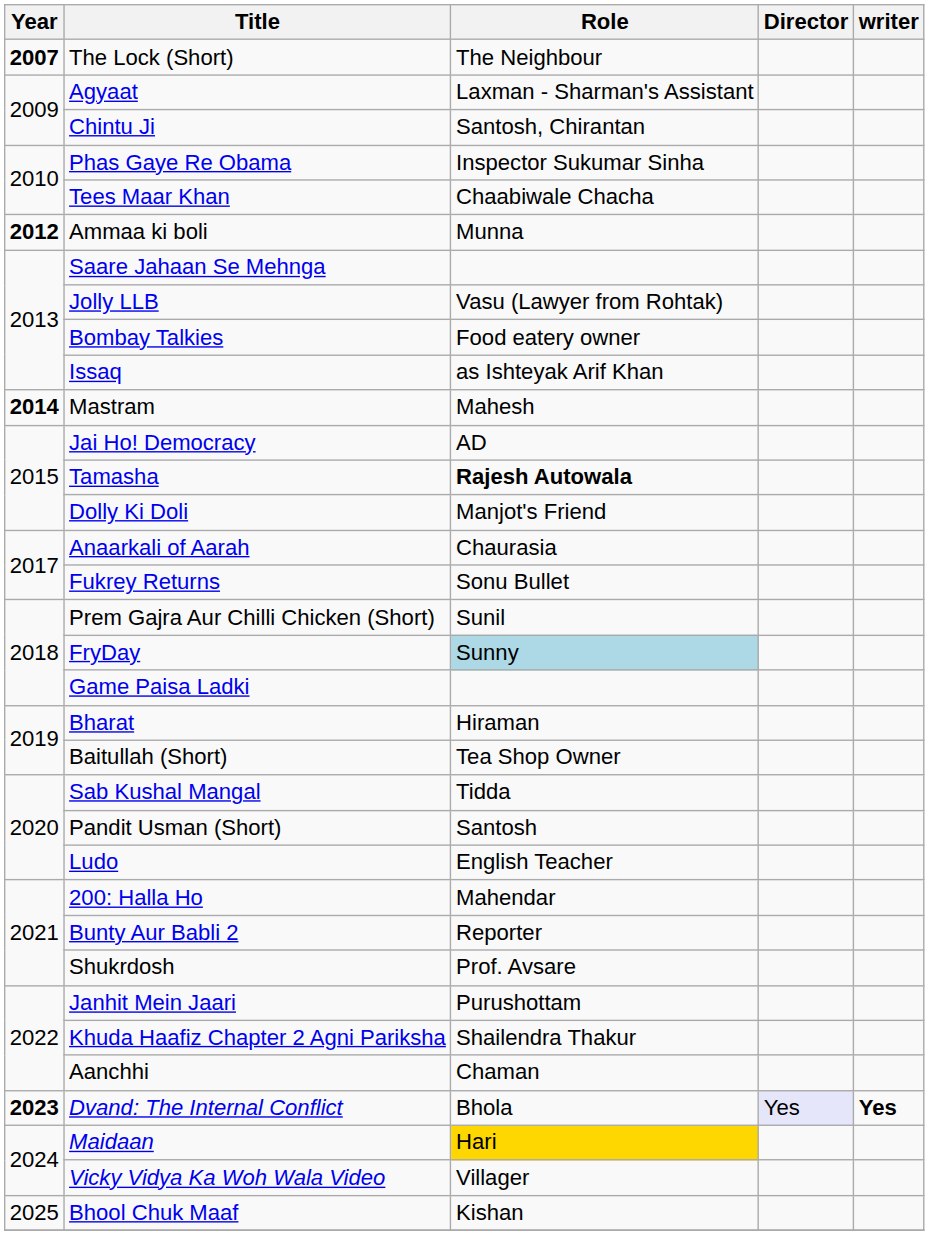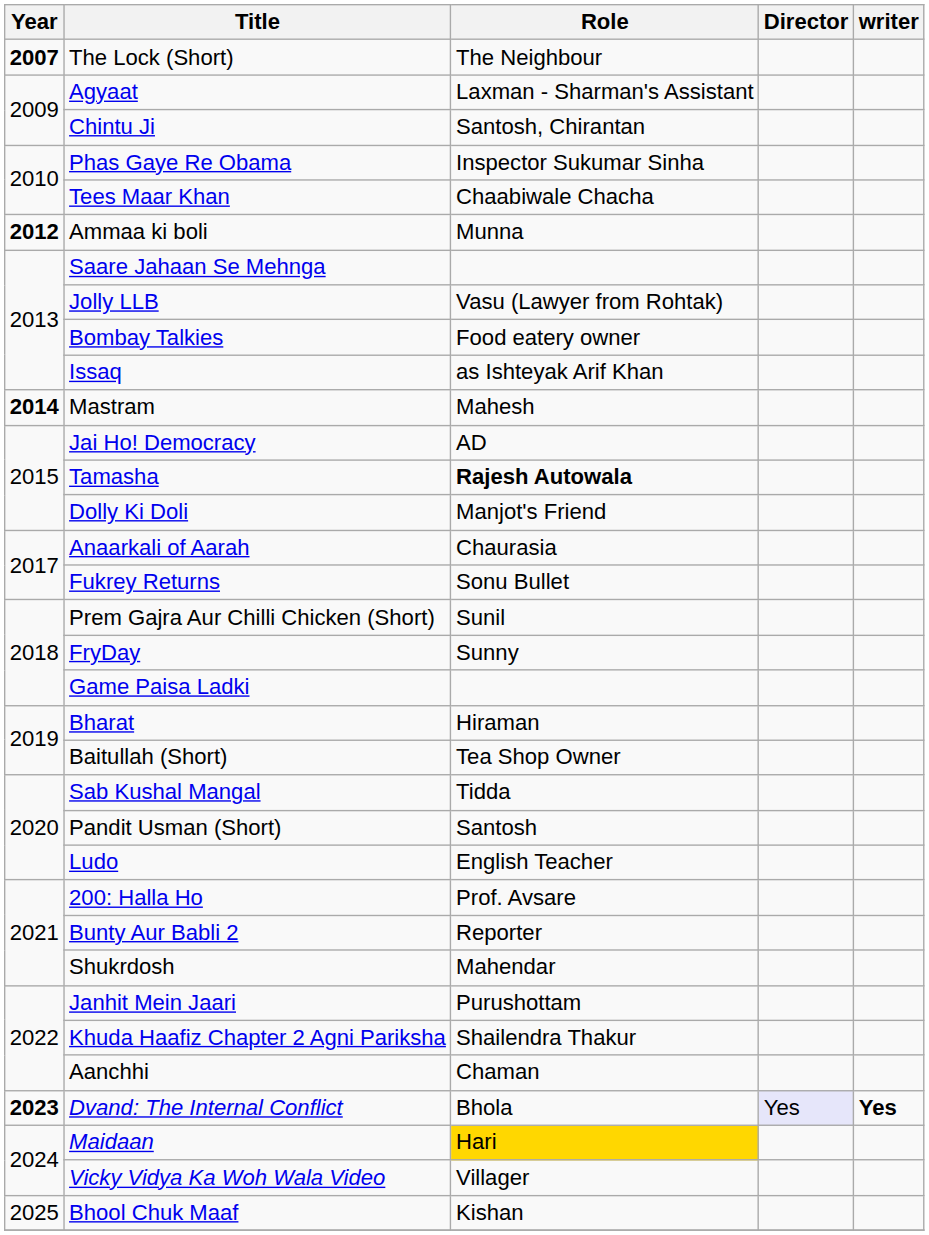(487, 652) lightblue background -> (487, 652) no background
(506, 897) Mahendar -> (516, 897) Prof. Avsare
(516, 967) Prof. Avsare -> (506, 967) Mahendar
